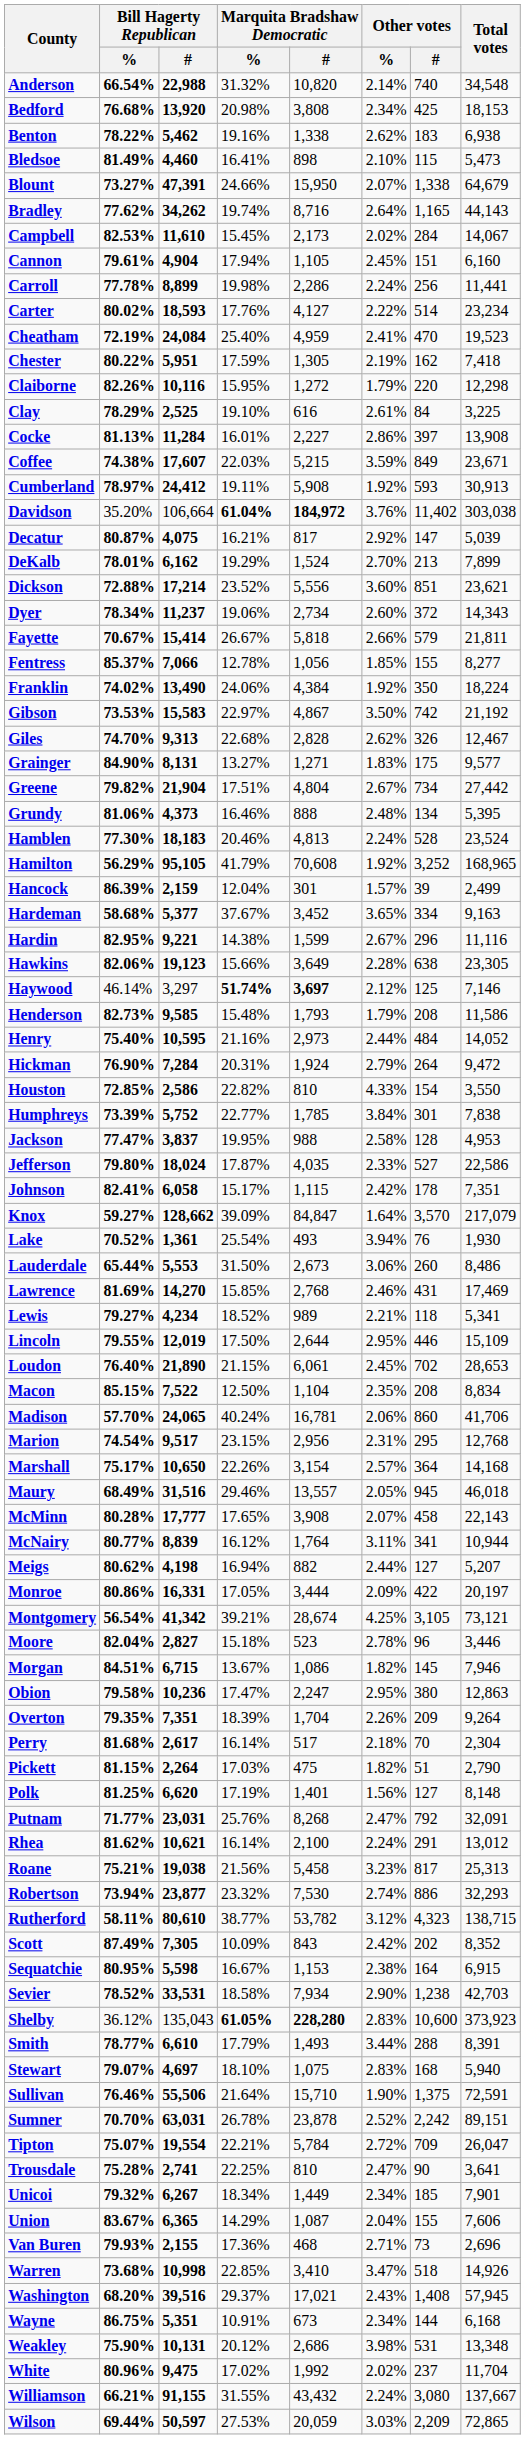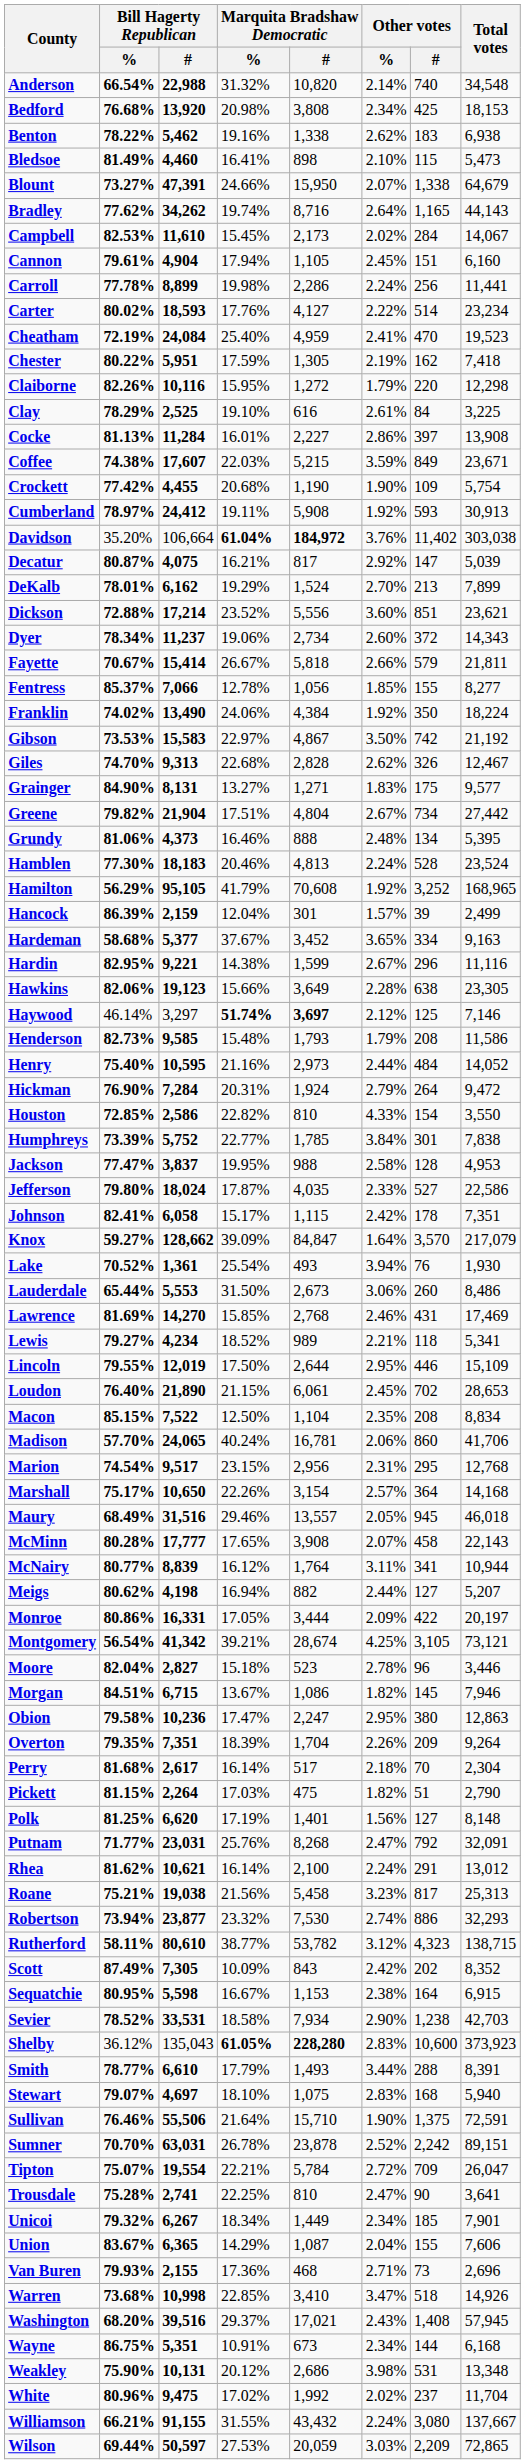+ row: (38, 487)
